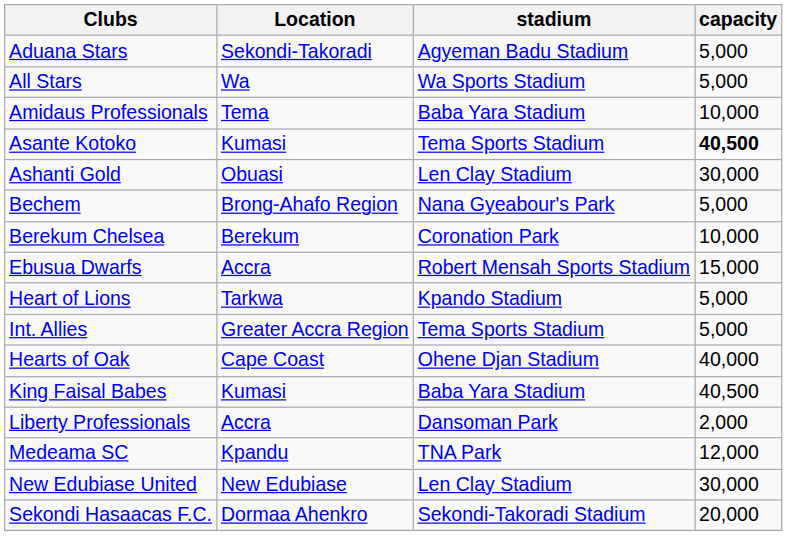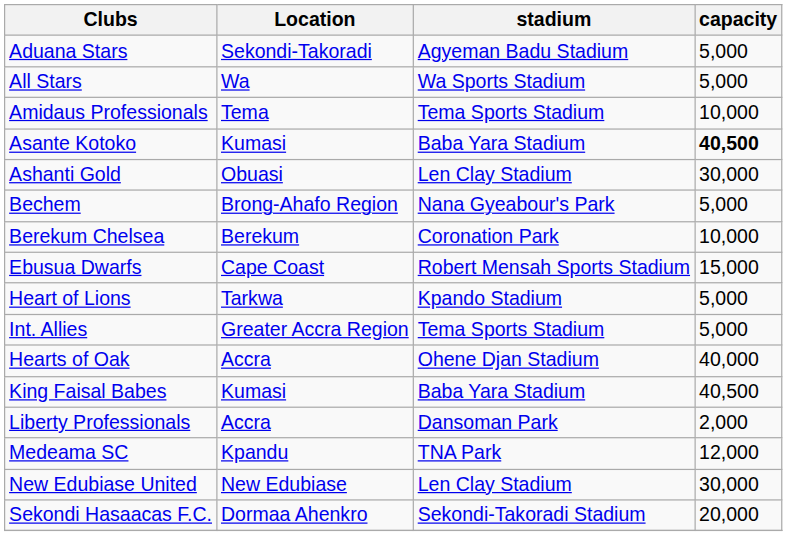(501, 112) Baba Yara Stadium -> (511, 112) Tema Sports Stadium
(511, 143) Tema Sports Stadium -> (501, 143) Baba Yara Stadium
(246, 267) Accra -> (273, 267) Cape Coast
(273, 360) Cape Coast -> (246, 360) Accra
